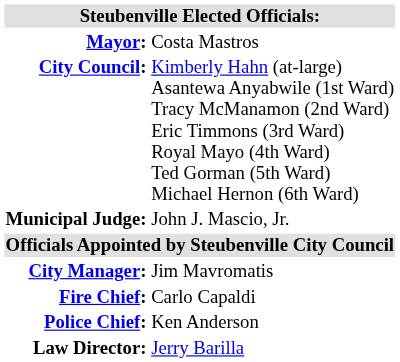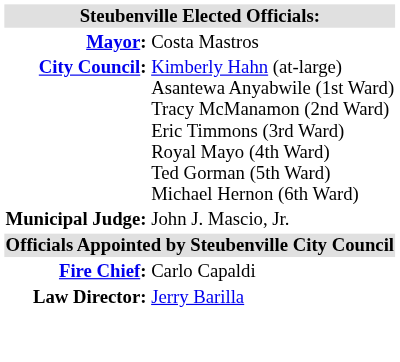- row: (87, 271)
- row: (95, 322)
